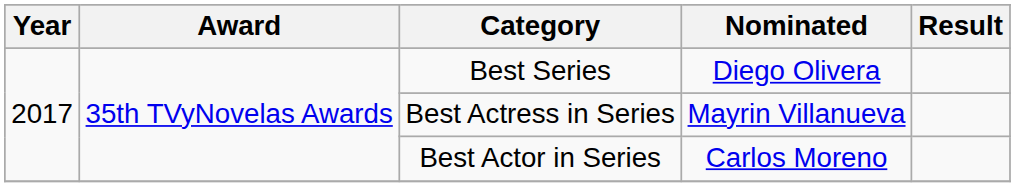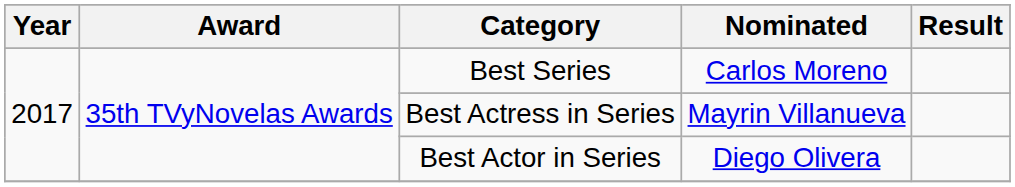(797, 70) Diego Olivera -> (797, 70) Carlos Moreno
(797, 158) Carlos Moreno -> (797, 158) Diego Olivera
